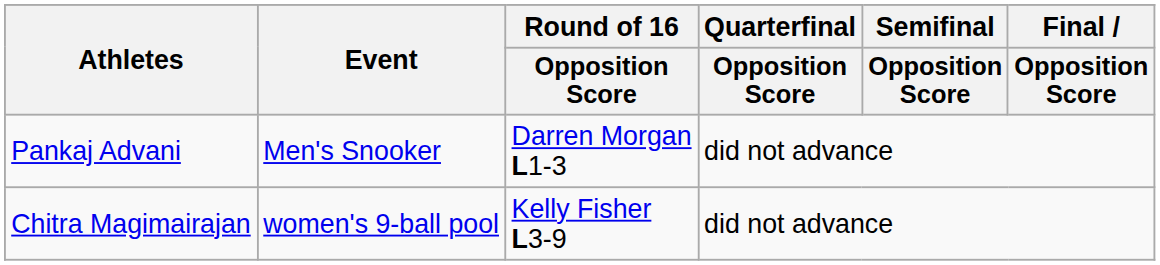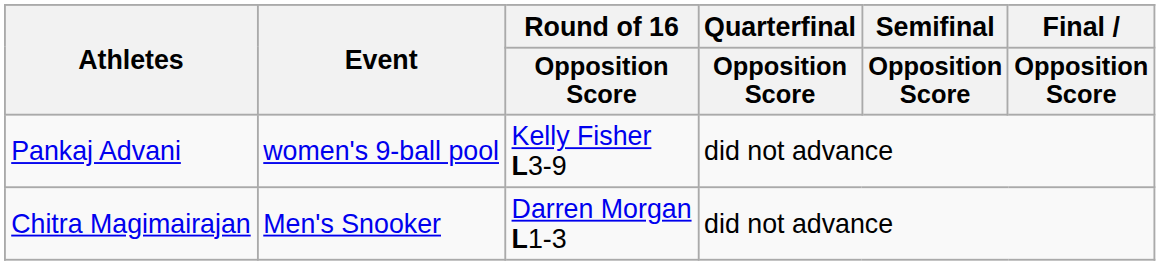(352, 152) Men's Snooker -> (381, 152) women's 9-ball pool
(602, 152) Darren Morgan L1-3 -> (581, 152) Kelly Fisher L3-9
(381, 224) women's 9-ball pool -> (352, 224) Men's Snooker
(581, 224) Kelly Fisher L3-9 -> (602, 224) Darren Morgan L1-3
